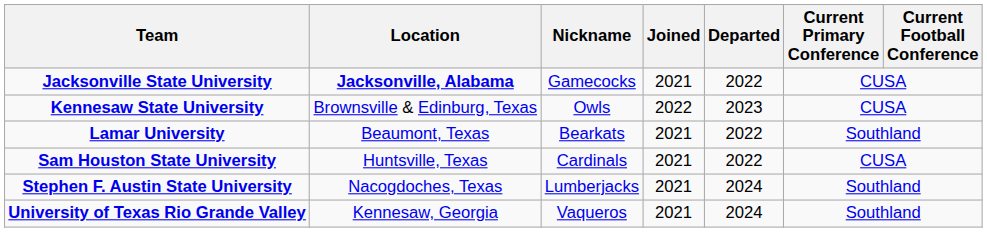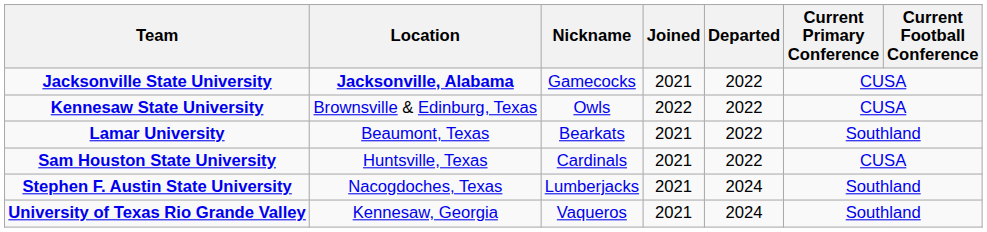(744, 107) 2023 -> (744, 107) 2022
